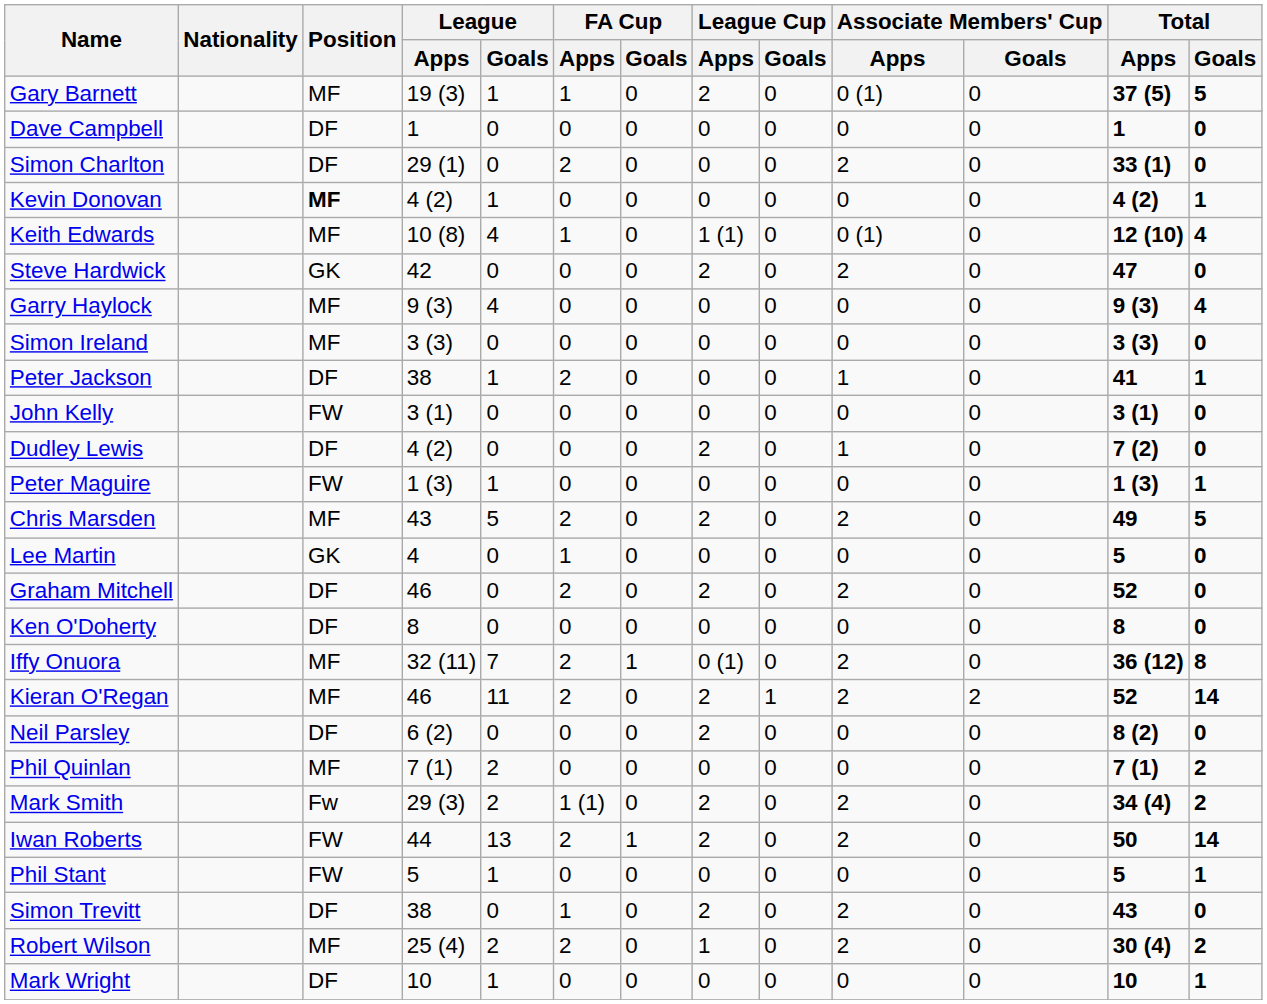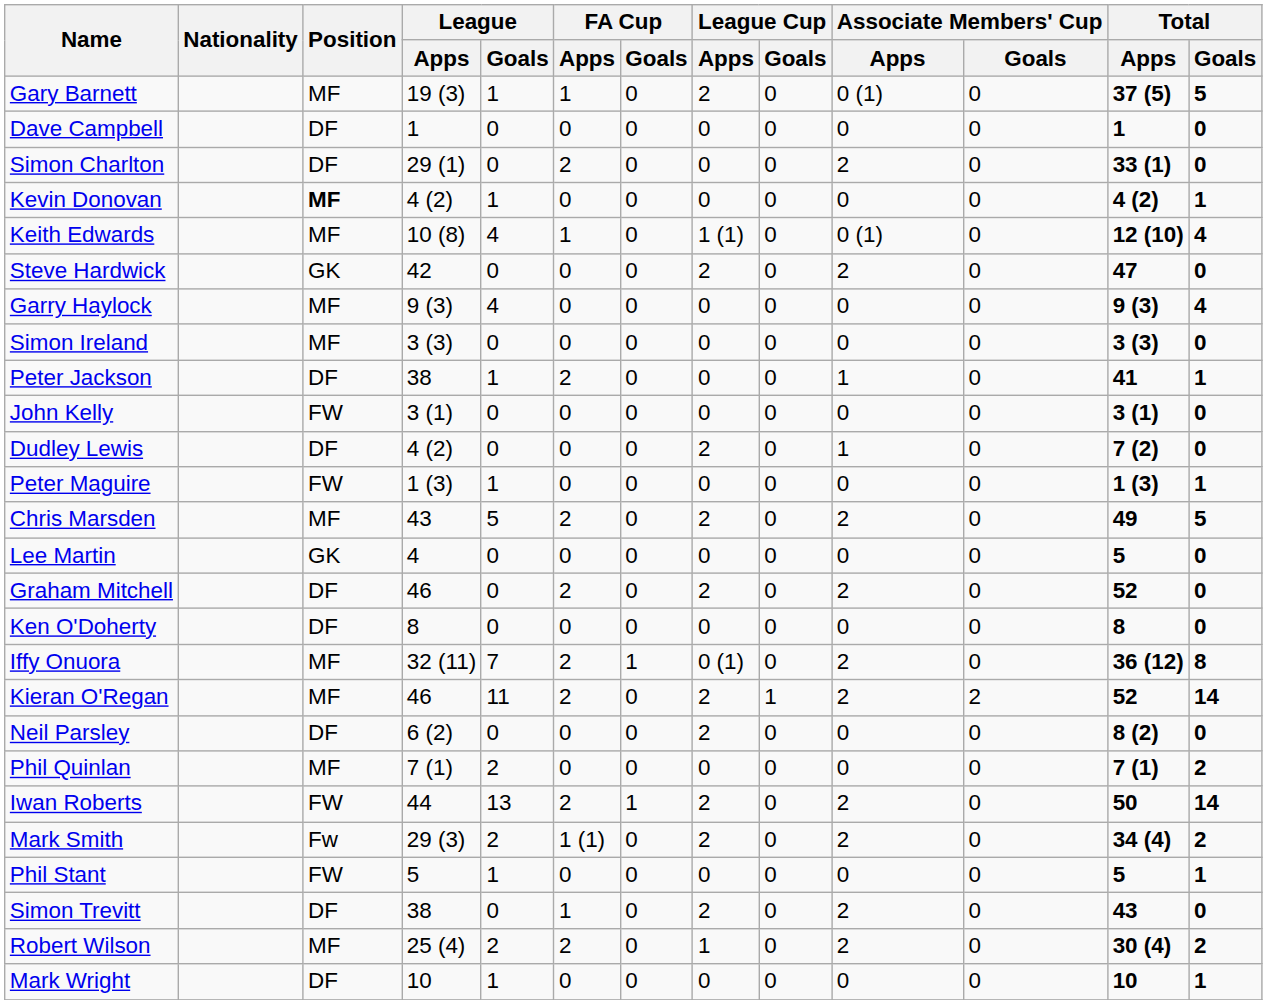(565, 555) 1 -> (565, 555) 0
rows swapped: (76, 839) <-> (66, 803)
